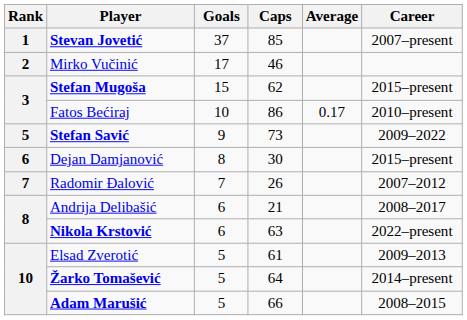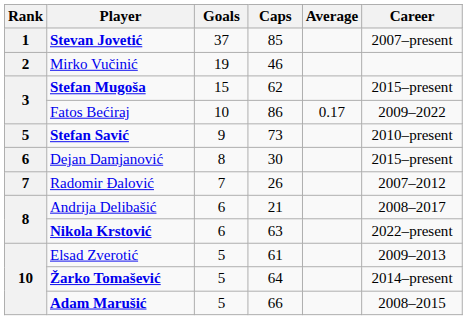(221, 64) 17 -> (221, 64) 19
(412, 111) 2010–present -> (412, 111) 2009–2022
(412, 135) 2009–2022 -> (412, 135) 2010–present
